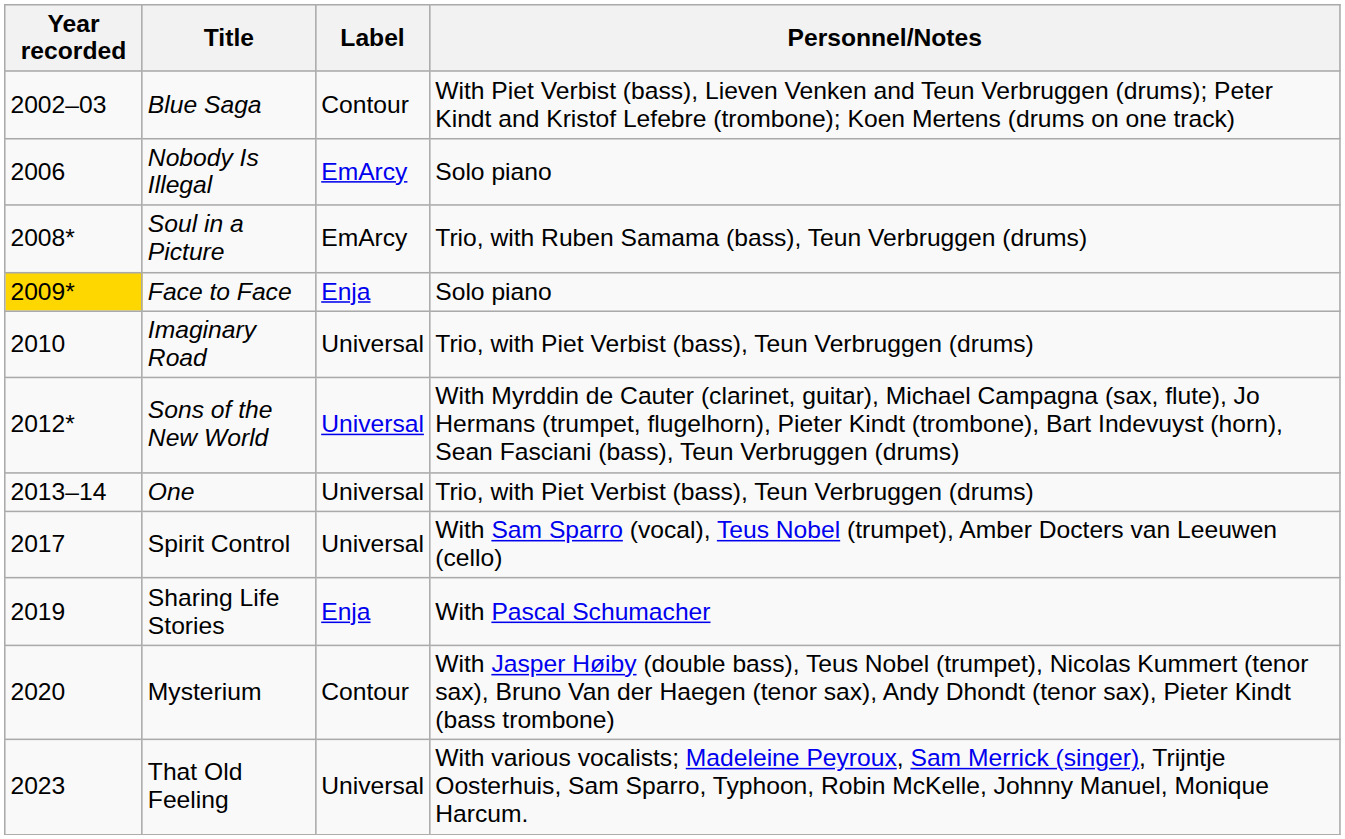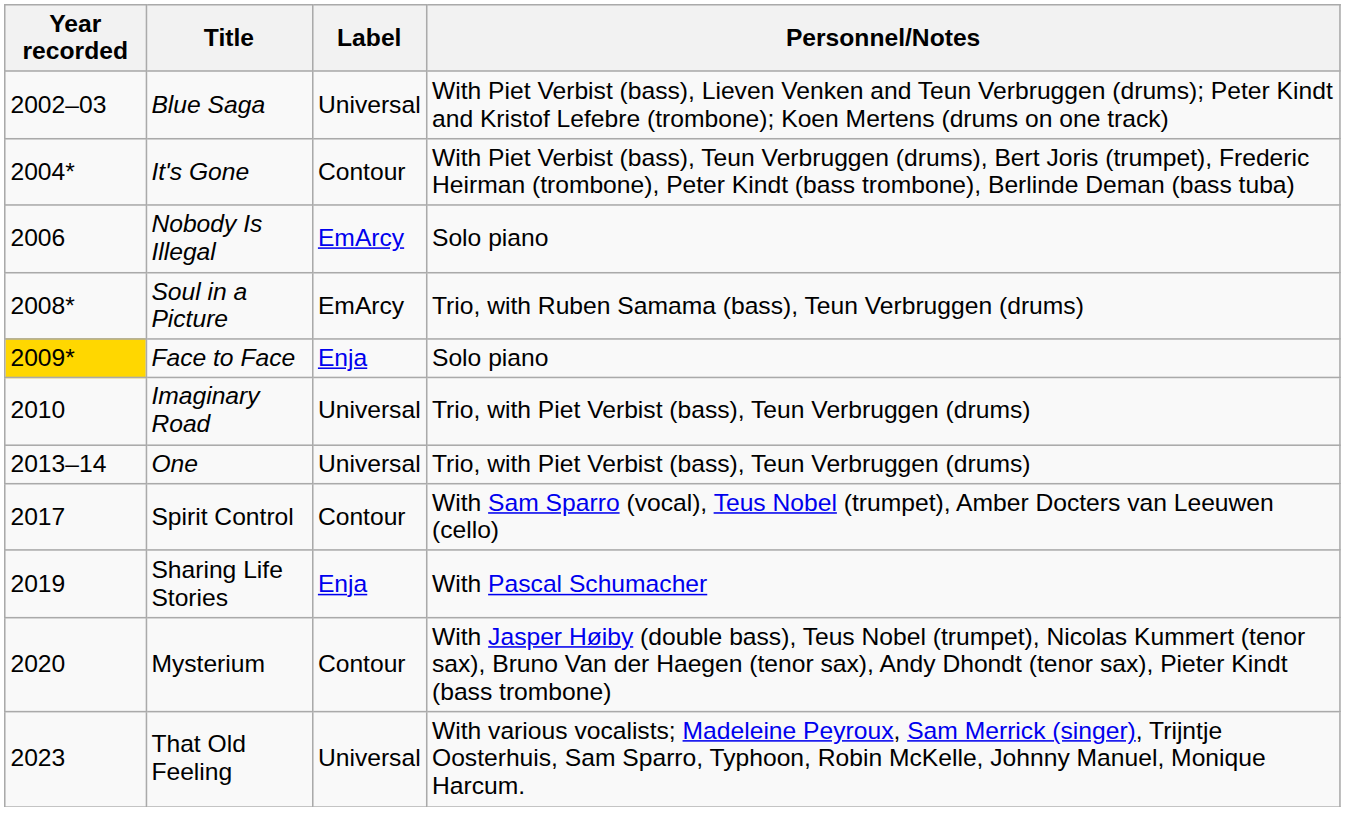(365, 104) Contour -> (369, 104) Universal
+ row: (200, 171)
- row: (210, 424)
(373, 544) Universal -> (362, 516) Contour
